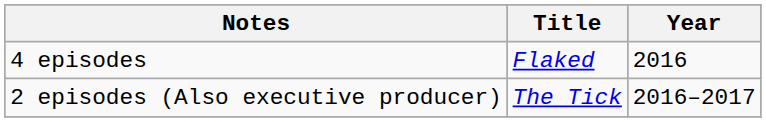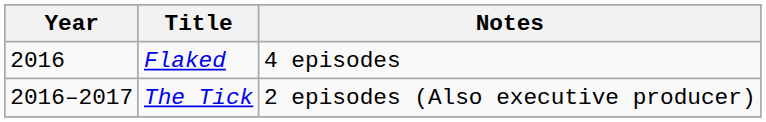columns swapped: (694, 23) <-> (256, 23)
